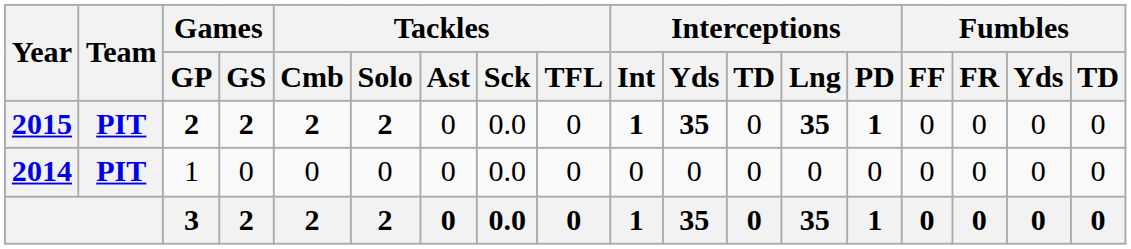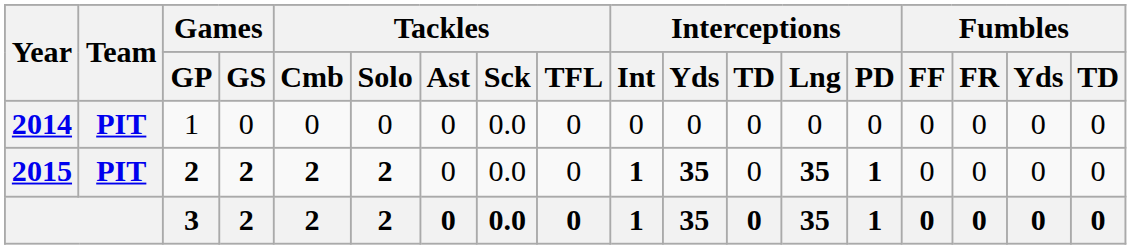rows swapped: (42, 171) <-> (42, 123)
